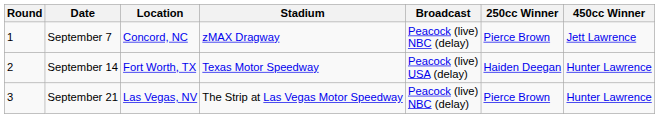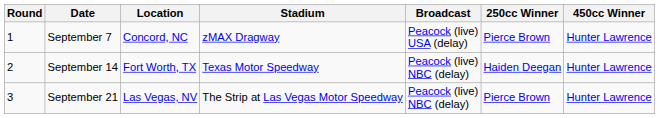(443, 37) Peacock (live) NBC (delay) -> (443, 37) Peacock (live) USA (delay)
(601, 37) Jett Lawrence -> (609, 37) Hunter Lawrence
(443, 67) Peacock (live) USA (delay) -> (443, 67) Peacock (live) NBC (delay)
